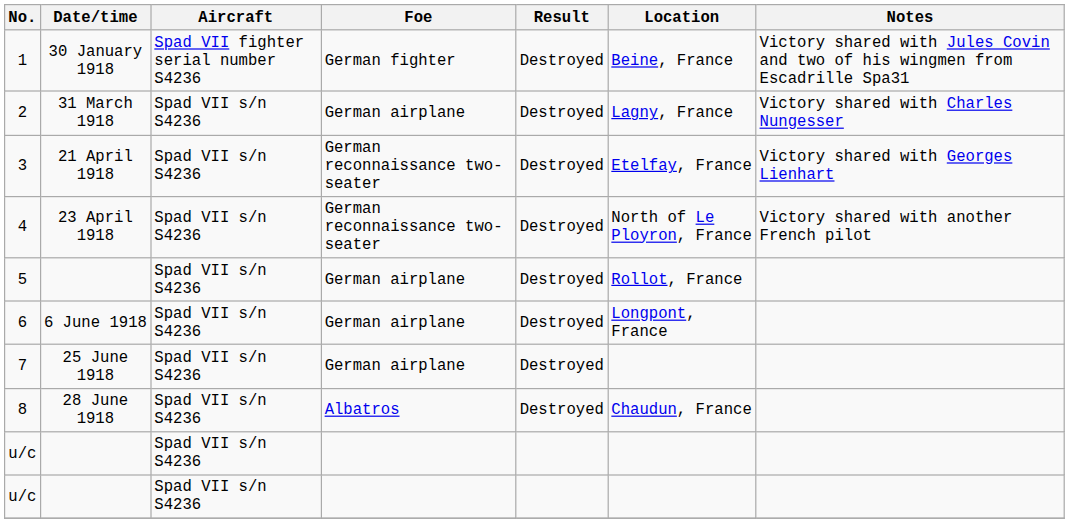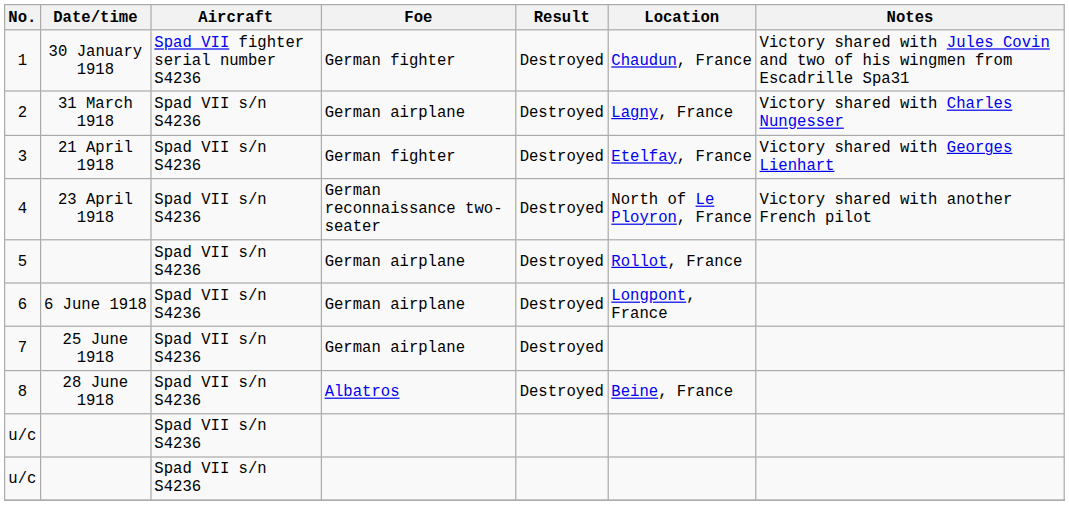(672, 61) Beine, France -> (682, 61) Chaudun, France
(414, 166) German reconnaissance two-seater -> (390, 157) German fighter
(682, 410) Chaudun, France -> (672, 392) Beine, France
